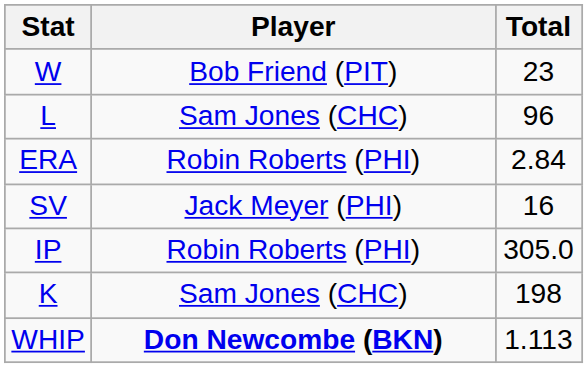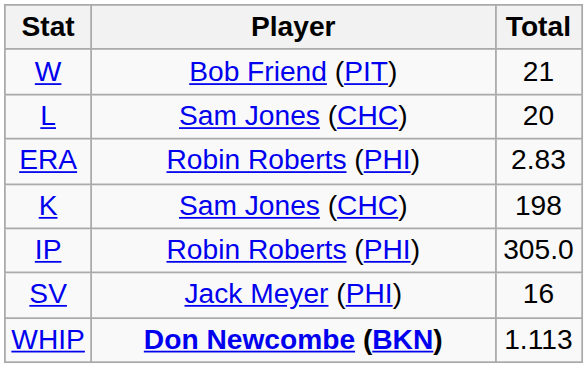(538, 71) 23 -> (538, 71) 21
(538, 116) 96 -> (538, 116) 20
(538, 160) 2.84 -> (538, 160) 2.83
rows swapped: (48, 294) <-> (48, 205)
